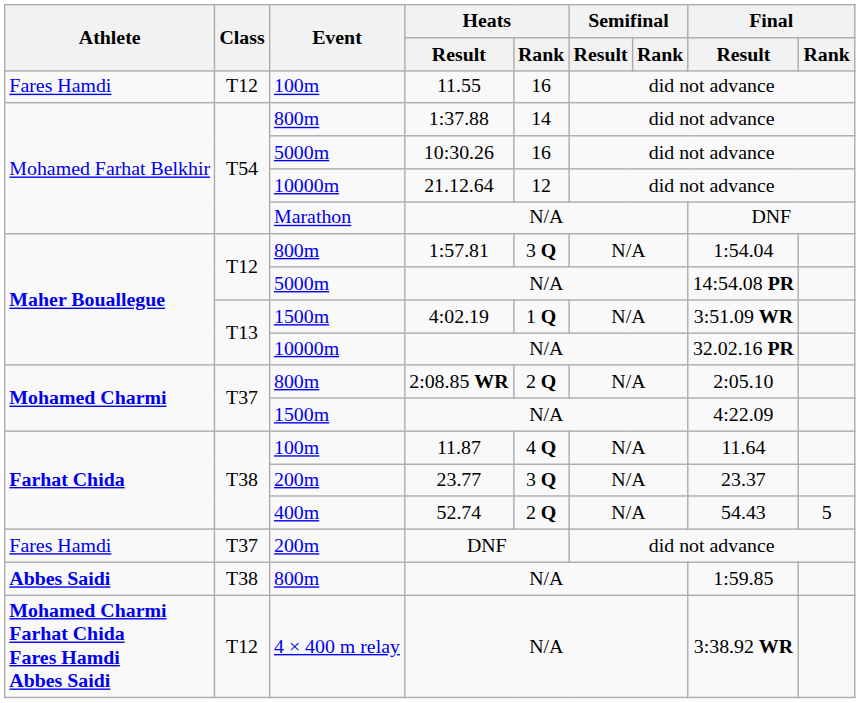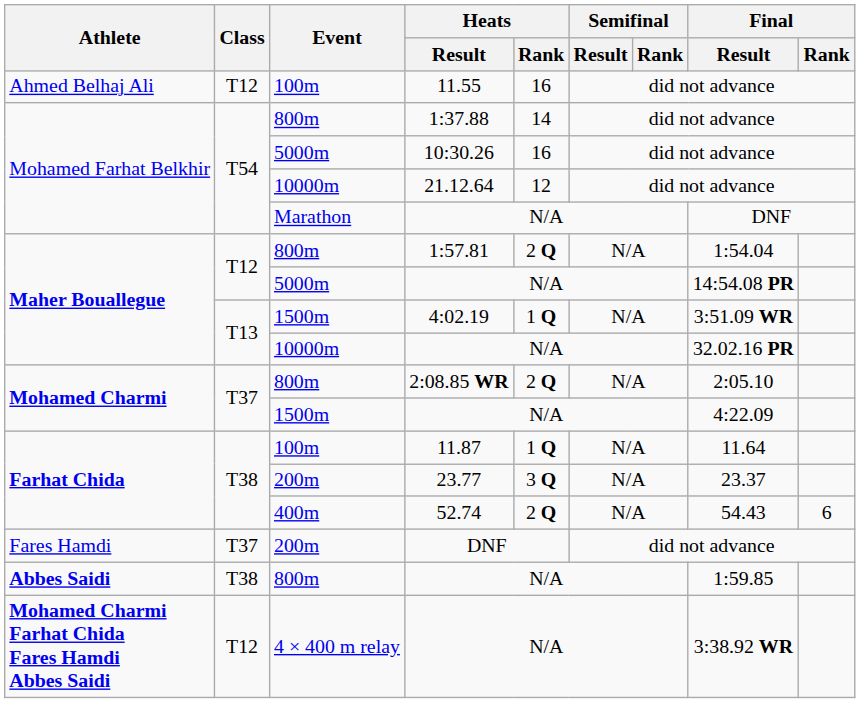(60, 86) Fares Hamdi -> (82, 86) Ahmed Belhaj Ali
(541, 250) 3 Q -> (541, 250) 2 Q
(541, 447) 4 Q -> (541, 447) 1 Q
(827, 512) 5 -> (827, 512) 6
